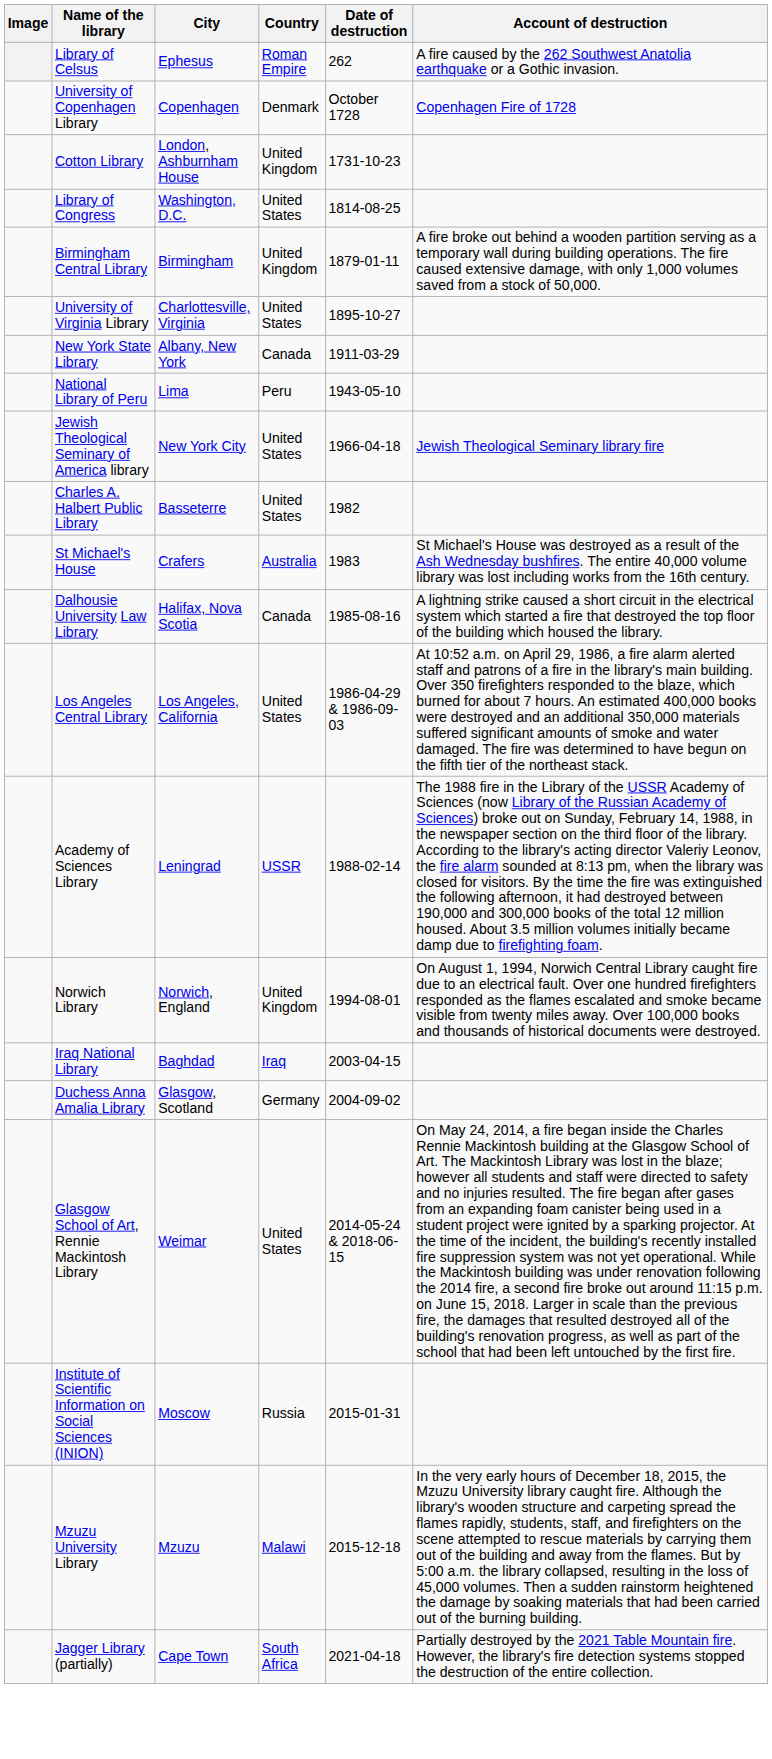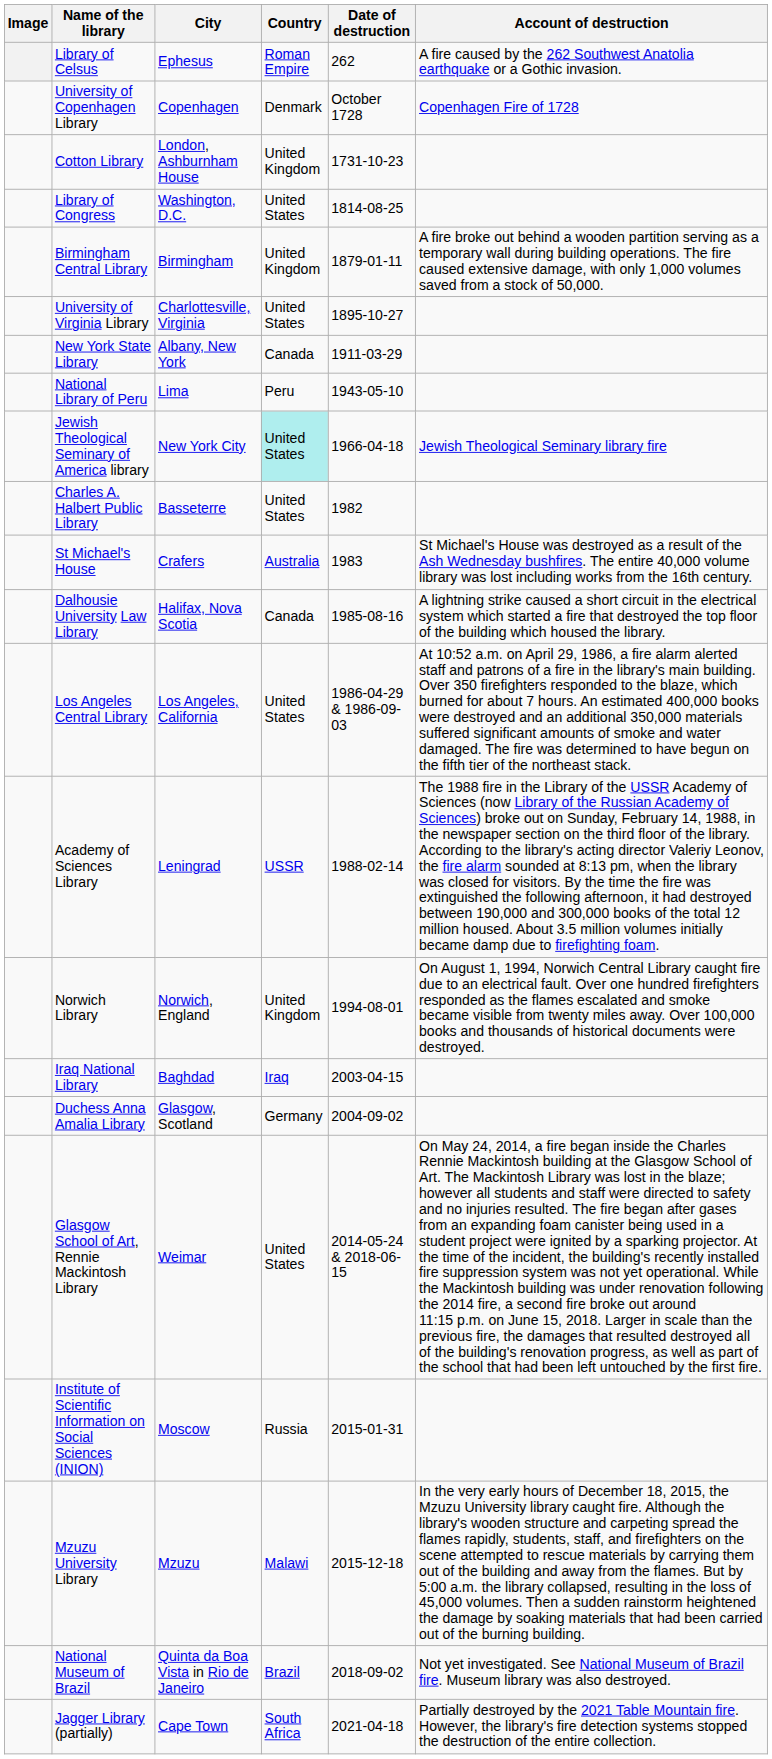(282, 446) no background -> (285, 446) paleturquoise background
+ row: (90, 1672)
